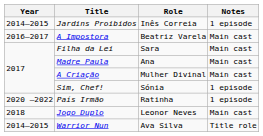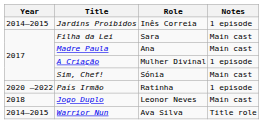- row: (83, 36)
(231, 74) Main cast -> (231, 62) 1 episode
(231, 87) 1 episode -> (231, 74) Main cast
